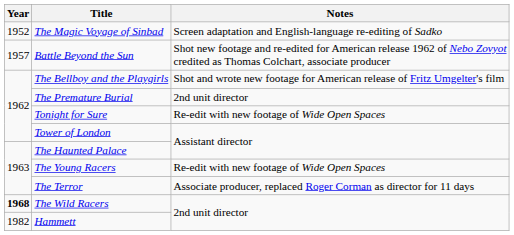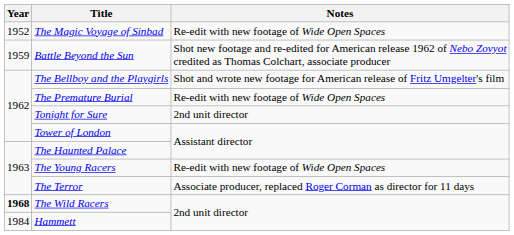(308, 31) Screen adaptation and English-language re-editing of Sadko -> (279, 31) Re-edit with new footage of Wide Open Spaces
(18, 55) 1957 -> (18, 55) 1959
(211, 97) 2nd unit director -> (279, 97) Re-edit with new footage of Wide Open Spaces
(279, 114) Re-edit with new footage of Wide Open Spaces -> (211, 114) 2nd unit director
(18, 221) 1982 -> (18, 221) 1984
